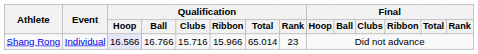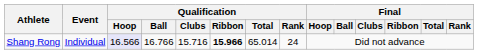(228, 42) normal -> (228, 42) bold
(293, 42) 23 -> (293, 42) 24
